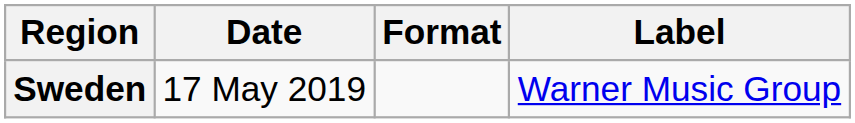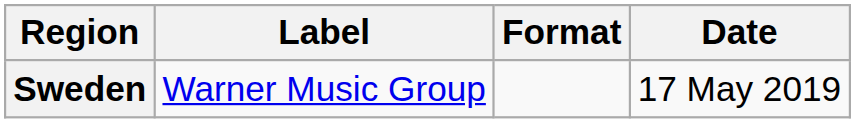columns swapped: (264, 32) <-> (679, 32)
